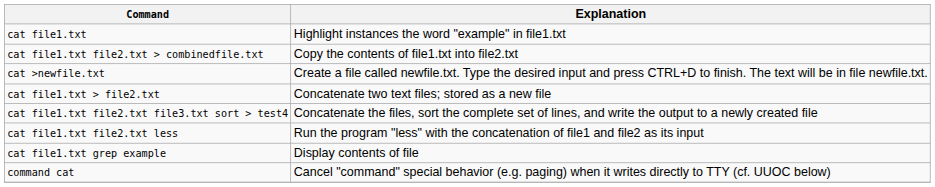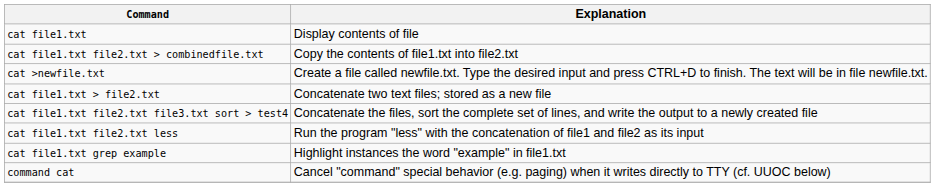(430, 34) Highlight instances the word "example" in file1.txt -> (356, 34) Display contents of file
(356, 152) Display contents of file -> (430, 152) Highlight instances the word "example" in file1.txt
